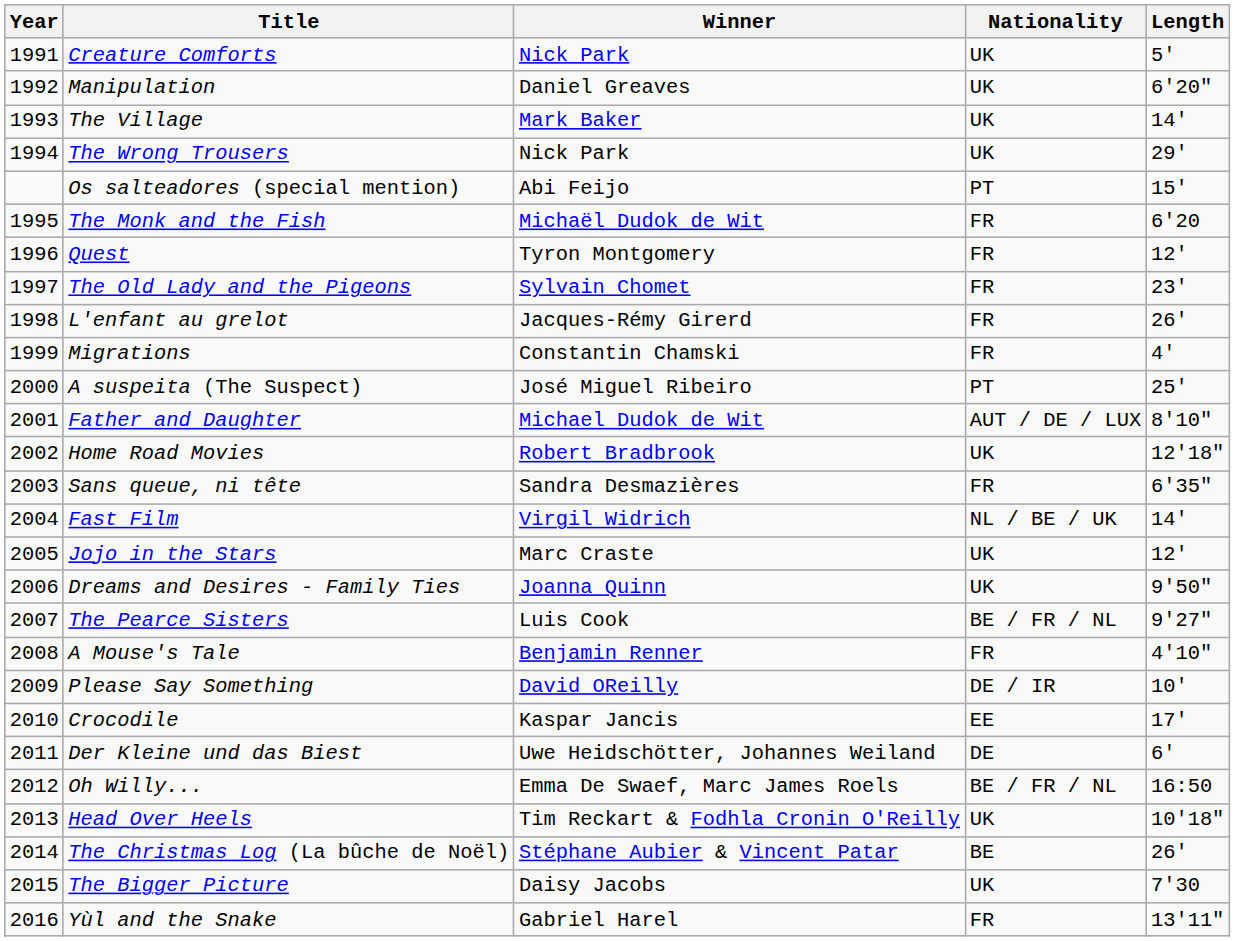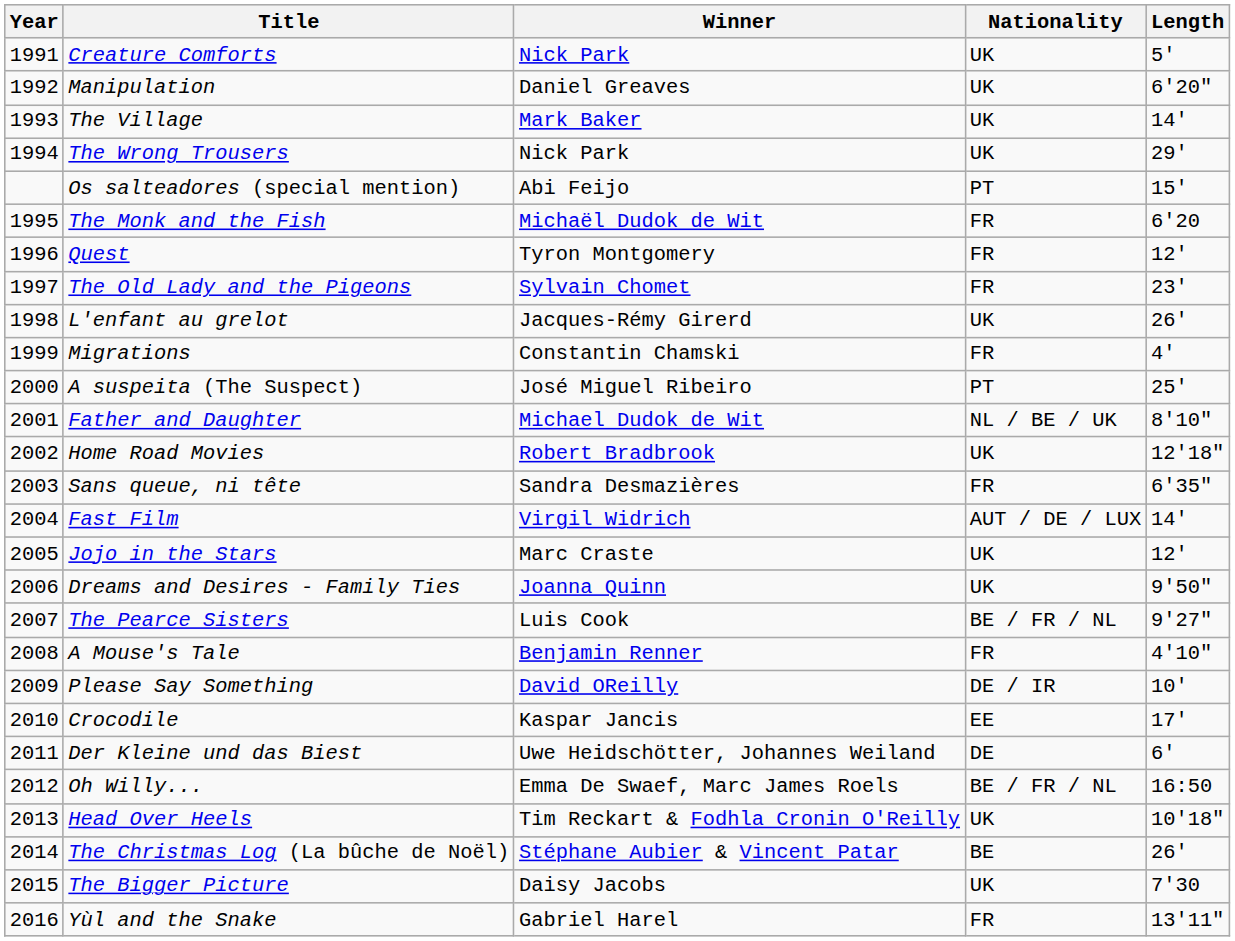(982, 321) FR -> (982, 321) UK
(1055, 421) AUT / DE / LUX -> (1043, 421) NL / BE / UK
(1043, 520) NL / BE / UK -> (1055, 520) AUT / DE / LUX
